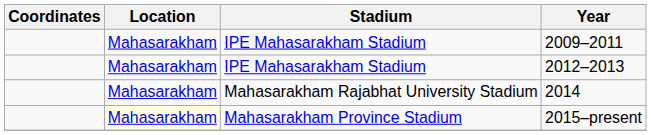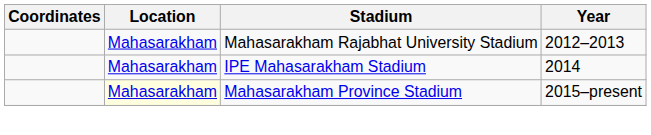- row: (584, 42)
(325, 67) IPE Mahasarakham Stadium -> (381, 42) Mahasarakham Rajabhat University Stadium
(381, 92) Mahasarakham Rajabhat University Stadium -> (325, 67) IPE Mahasarakham Stadium
